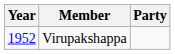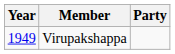(22, 37) 1952 -> (22, 37) 1949
